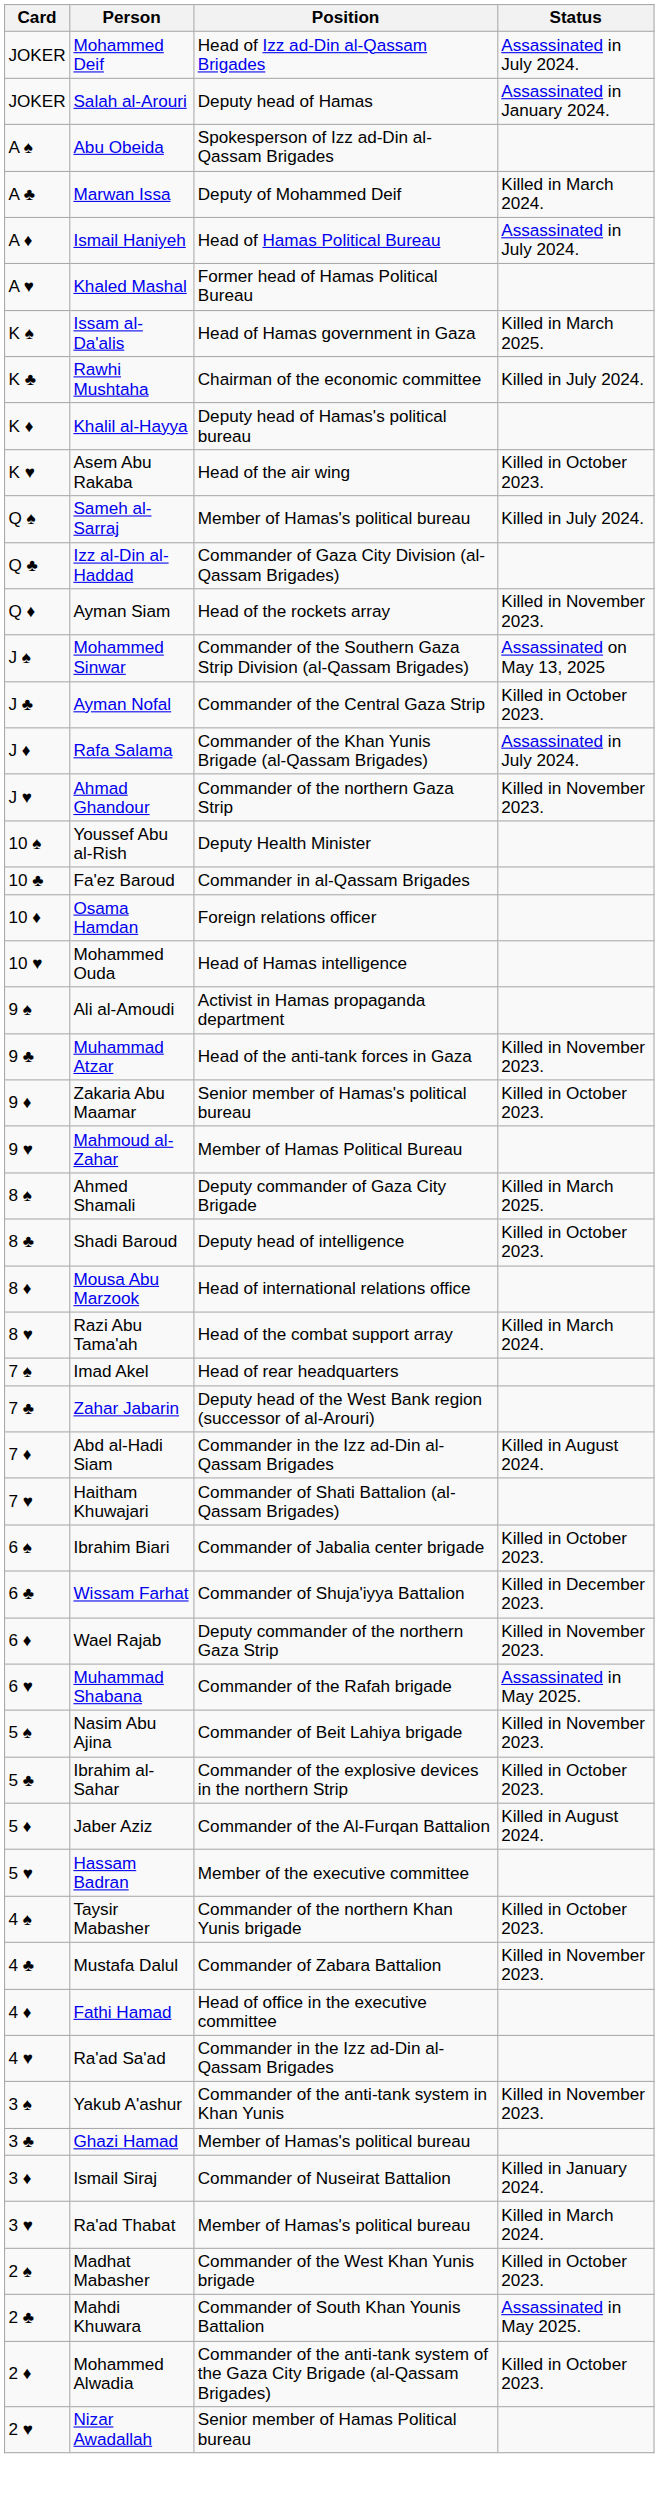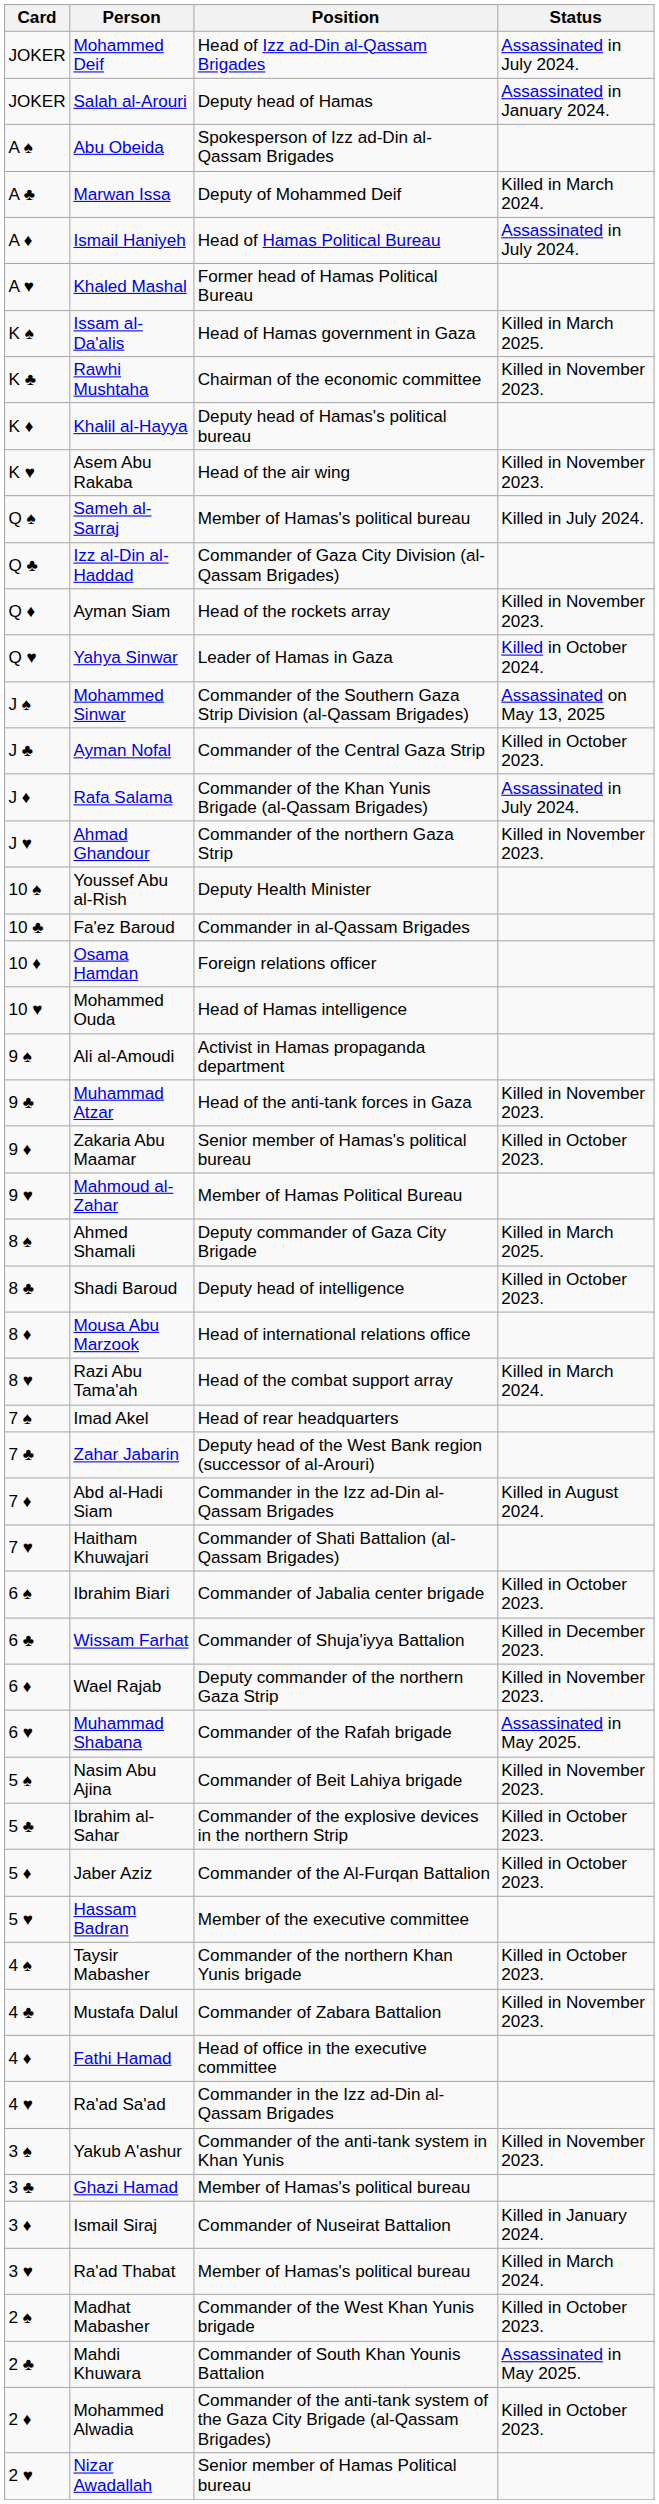(573, 379) Killed in July 2024. -> (573, 379) Killed in November 2023.
(564, 472) Killed in October 2023. -> (573, 472) Killed in November 2023.
+ row: (126, 658)
(560, 1826) Killed in August 2024. -> (564, 1872) Killed in October 2023.
